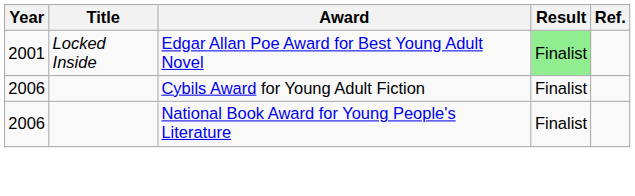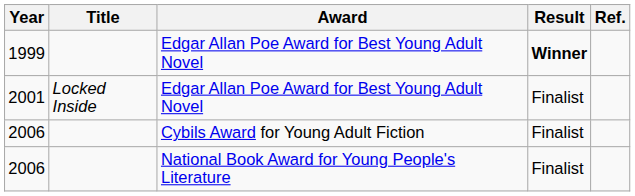+ row: (27, 52)
(561, 52) lightgreen background -> (558, 97) no background
